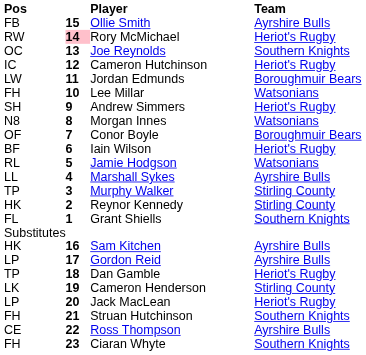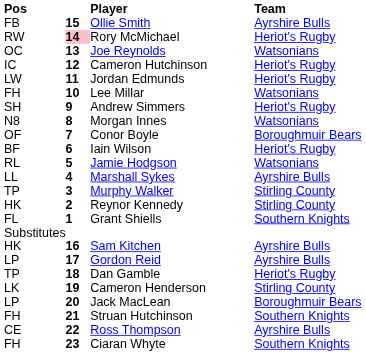(302, 51) Southern Knights -> (287, 51) Watsonians
(308, 79) Boroughmuir Bears -> (295, 79) Heriot's Rugby
(295, 302) Heriot's Rugby -> (308, 302) Boroughmuir Bears
